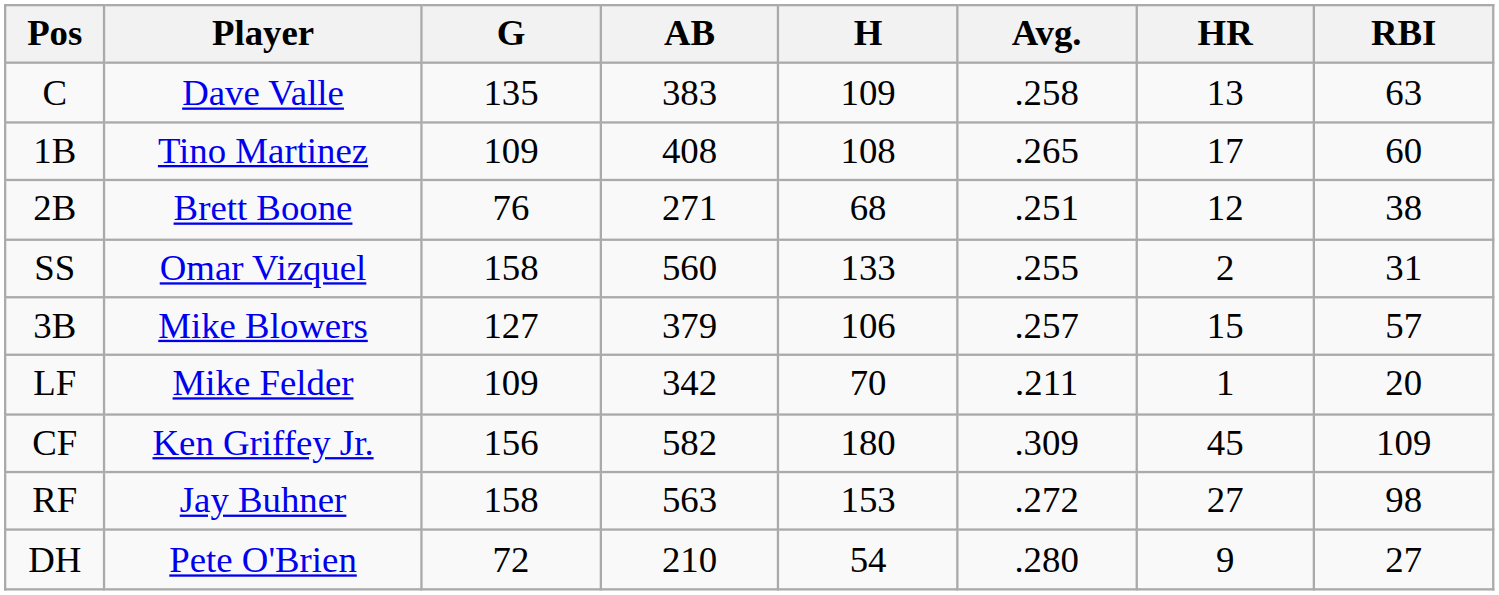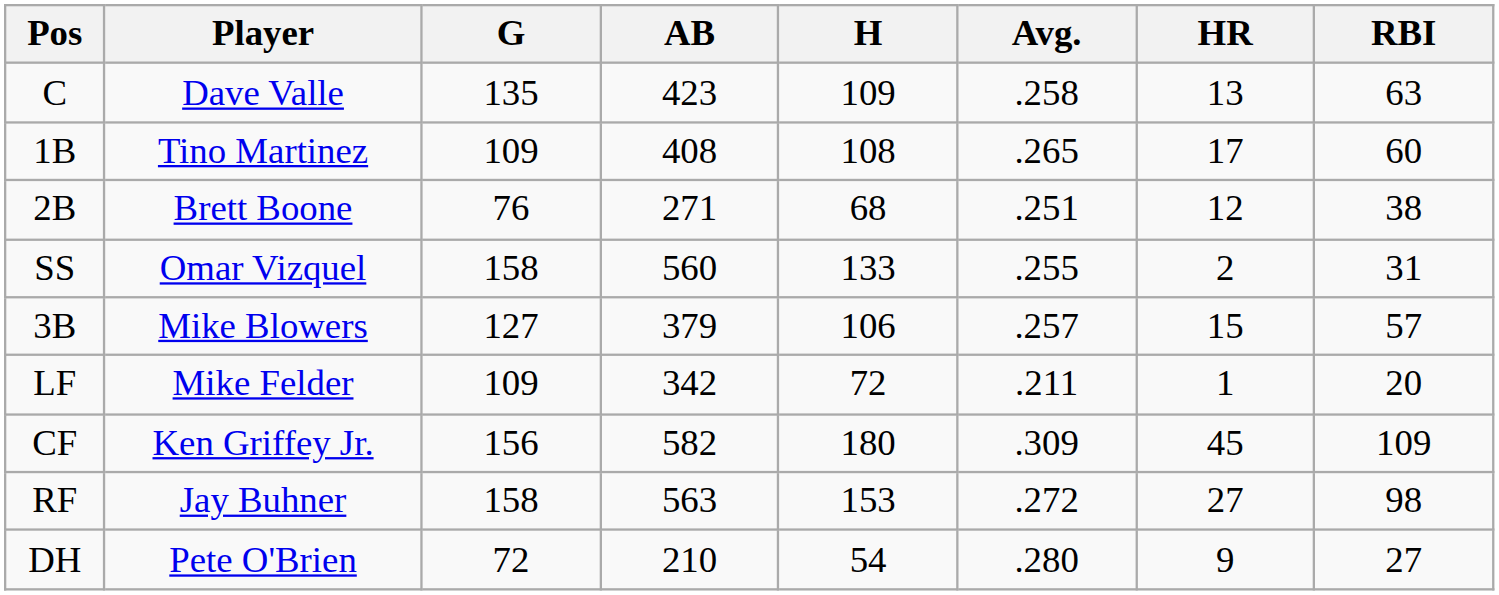(690, 92) 383 -> (690, 92) 423
(868, 383) 70 -> (868, 383) 72
